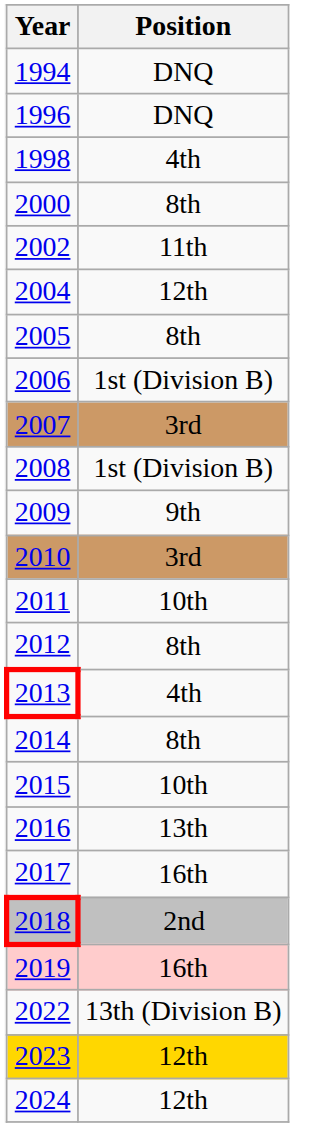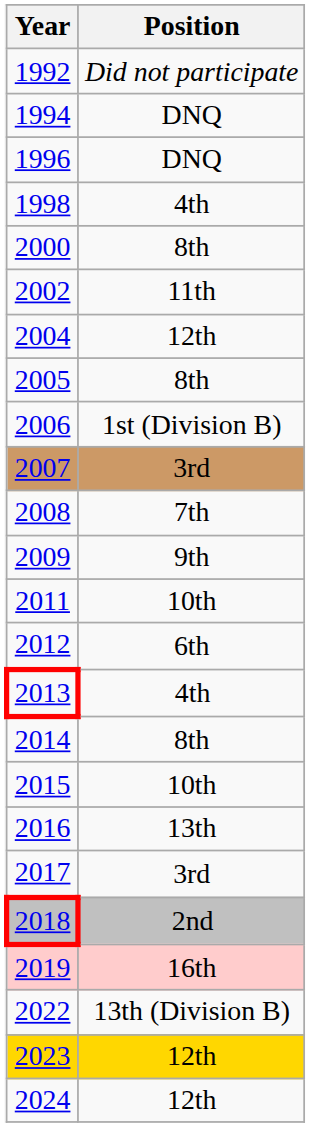+ row: (43, 70)
(183, 468) 1st (Division B) -> (192, 512) 7th
- row: (43, 556)
(183, 645) 8th -> (192, 645) 6th
(183, 873) 16th -> (192, 873) 3rd
